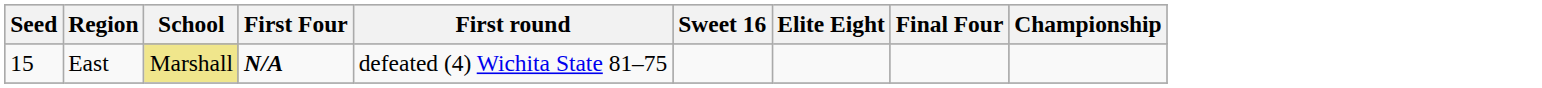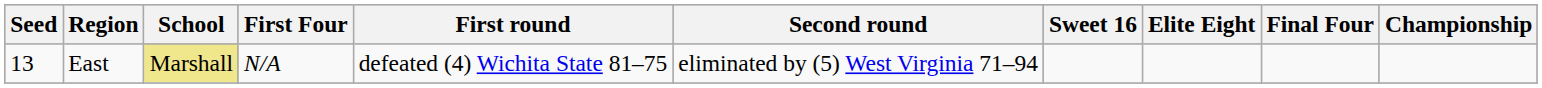+ column: (858, 24)
(22, 62) 15 -> (22, 62) 13
(264, 62) bold -> (262, 62) normal
